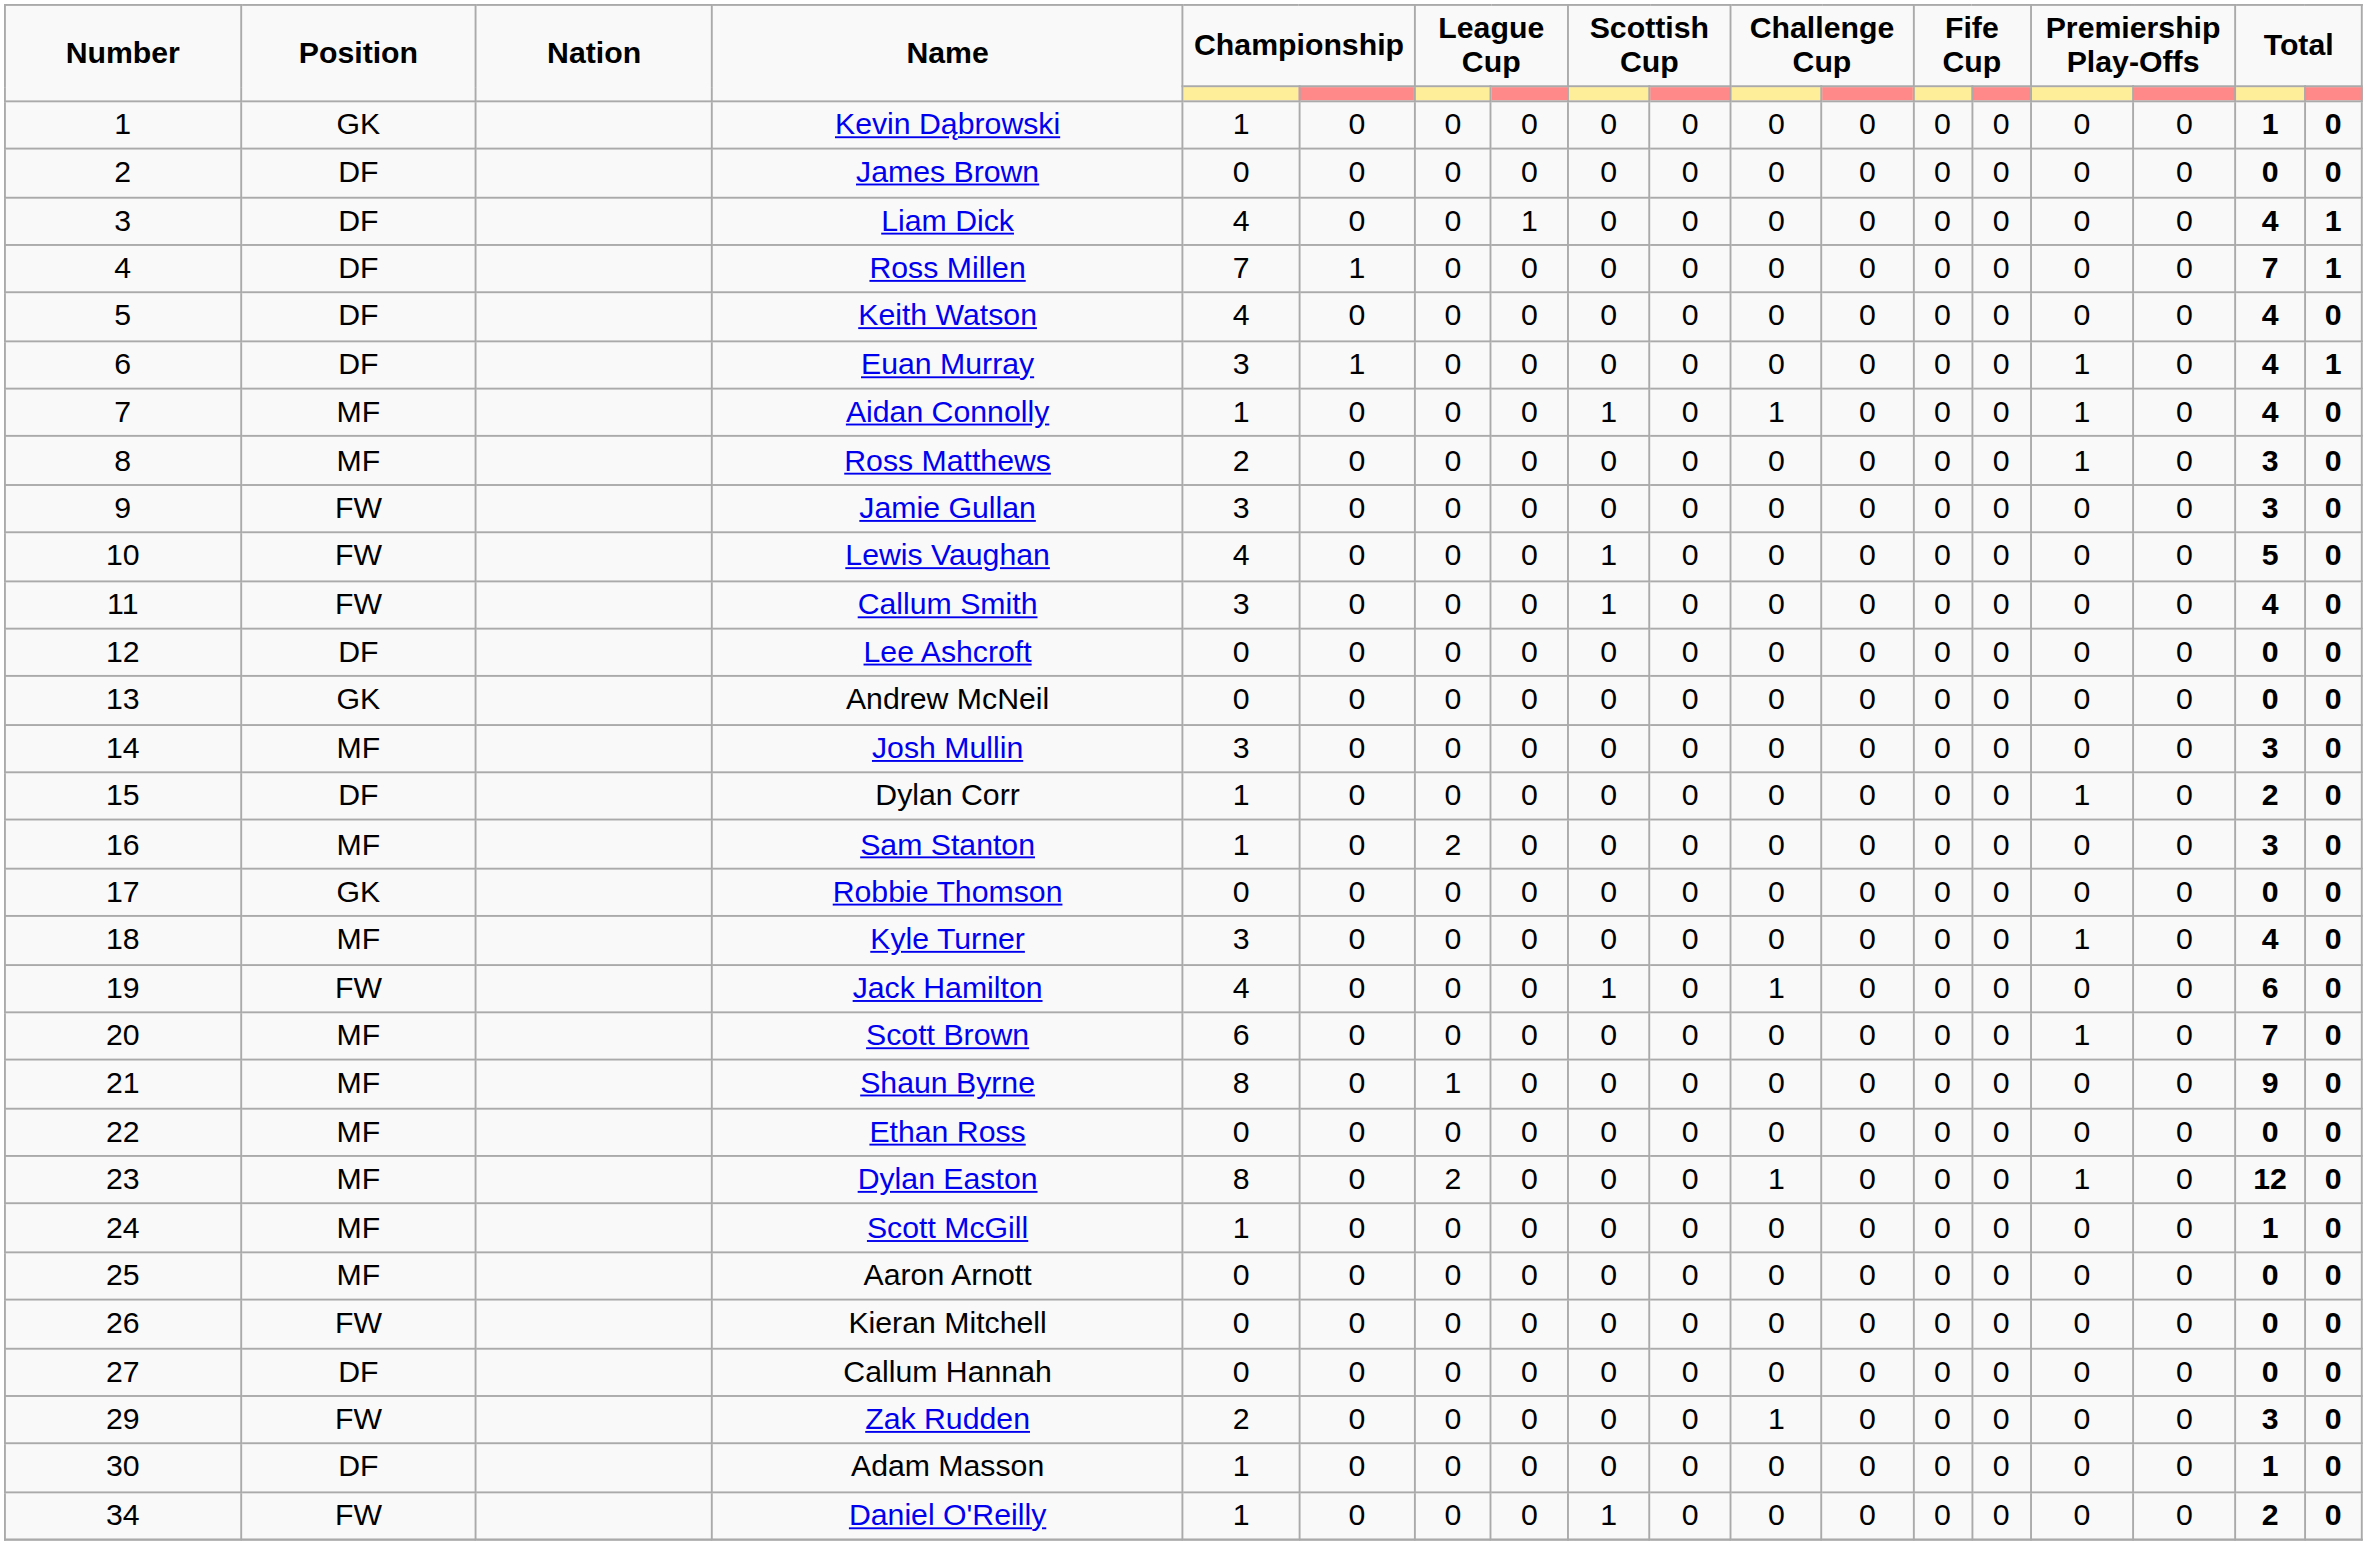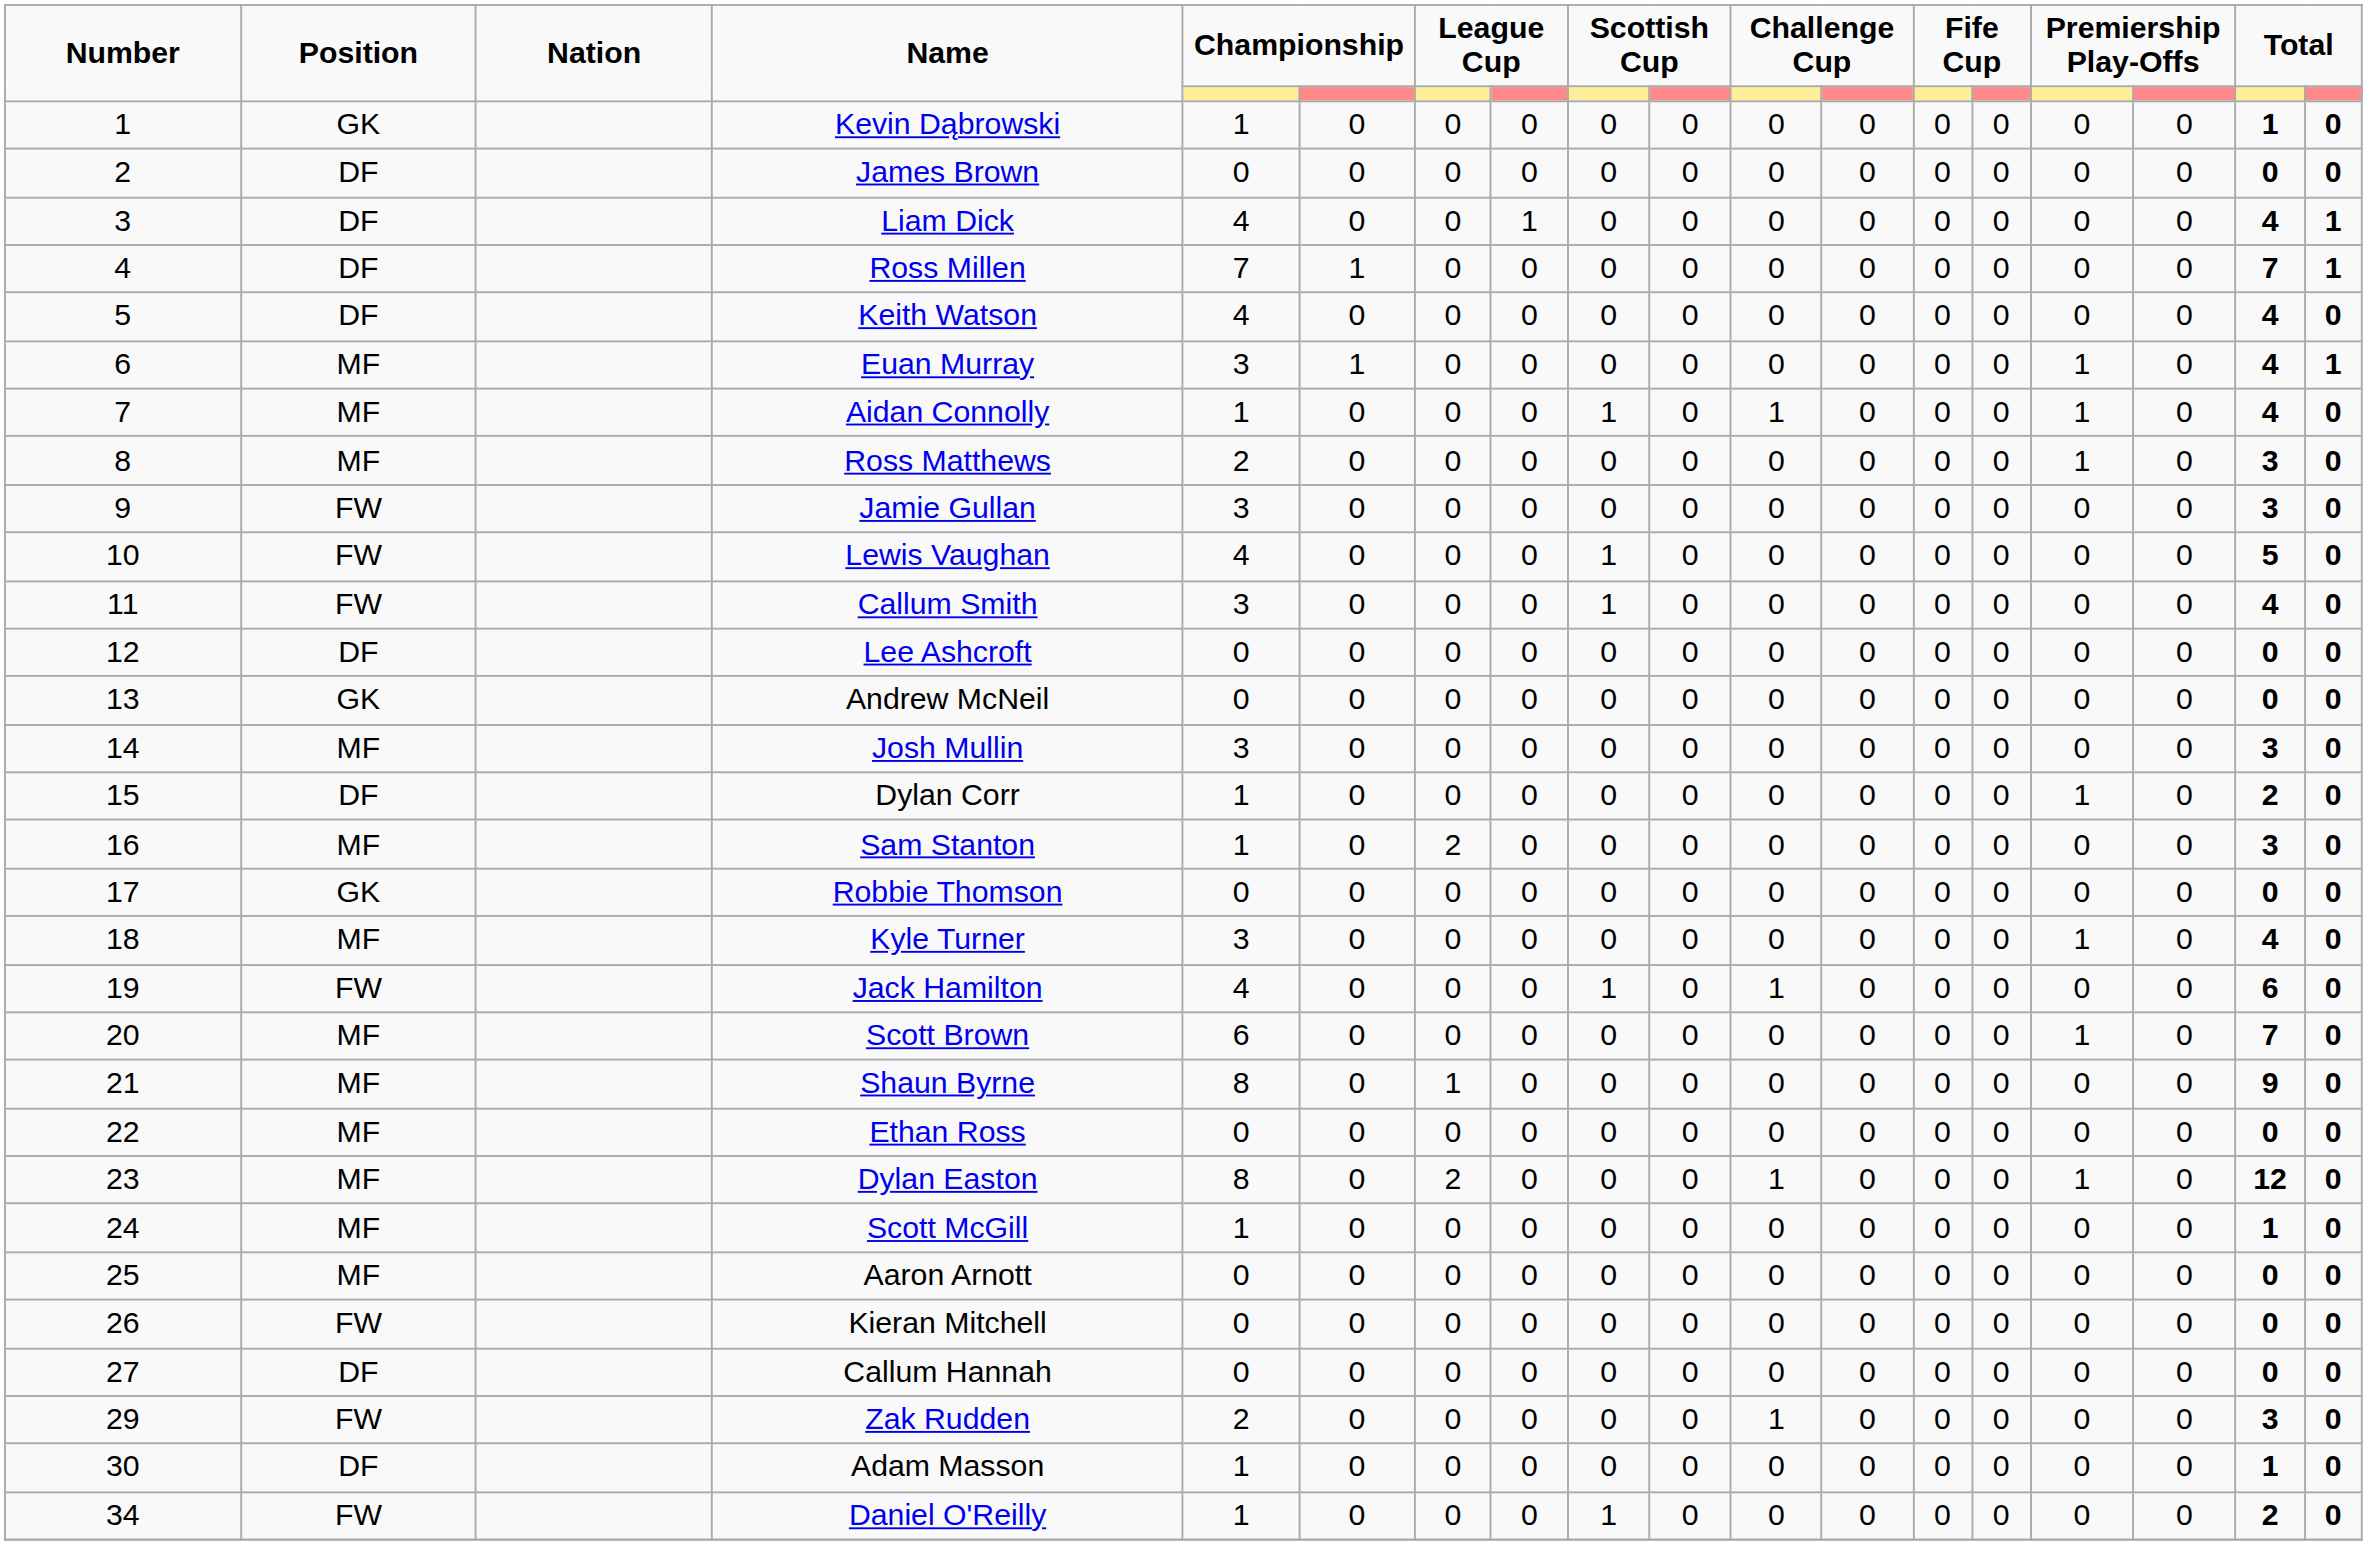(358, 364) DF -> (358, 364) MF
